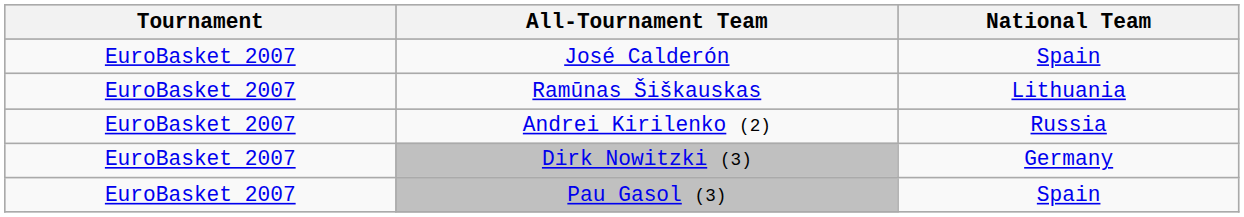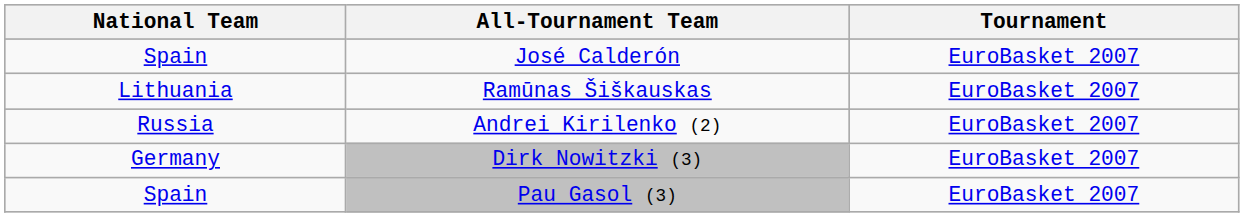columns swapped: (200, 22) <-> (1069, 22)
